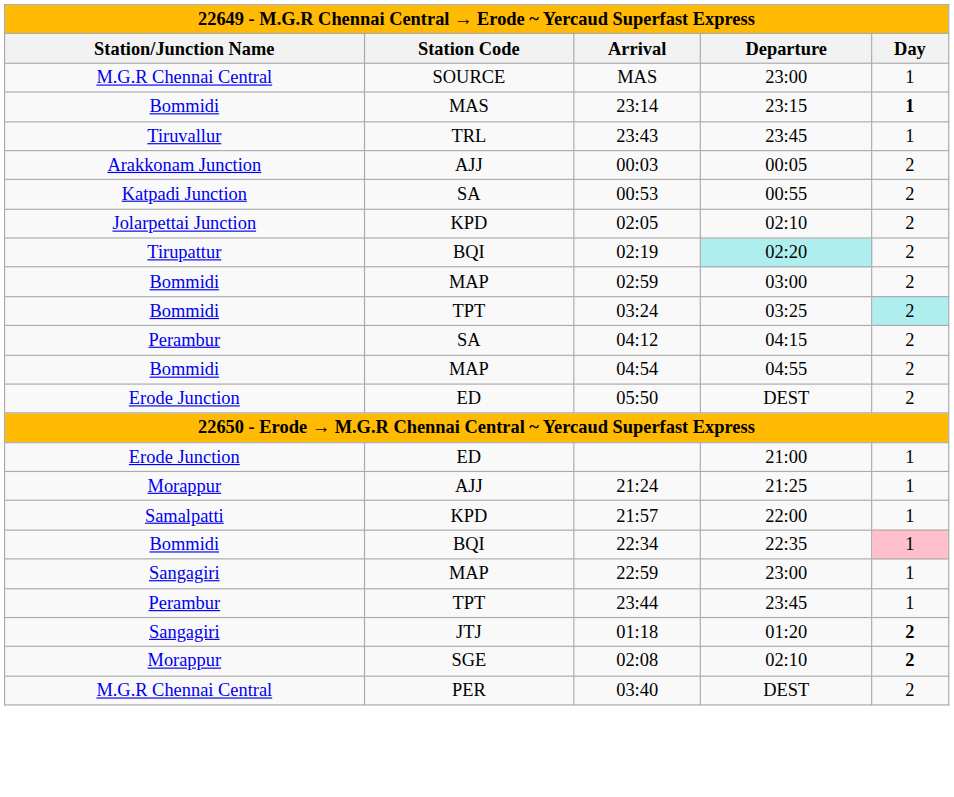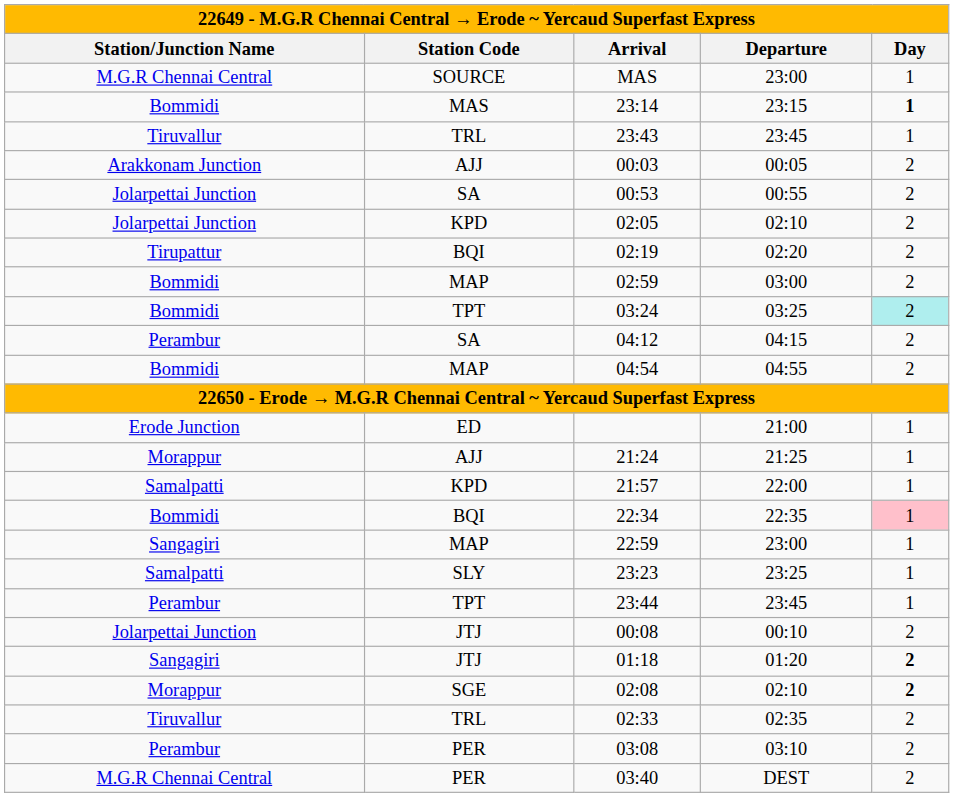(184, 194) Katpadi Junction -> (184, 194) Jolarpettai Junction
(786, 252) paleturquoise background -> (786, 252) no background
- row: (637, 398)
+ row: (637, 573)
+ row: (637, 631)
+ row: (637, 719)
+ row: (637, 748)
